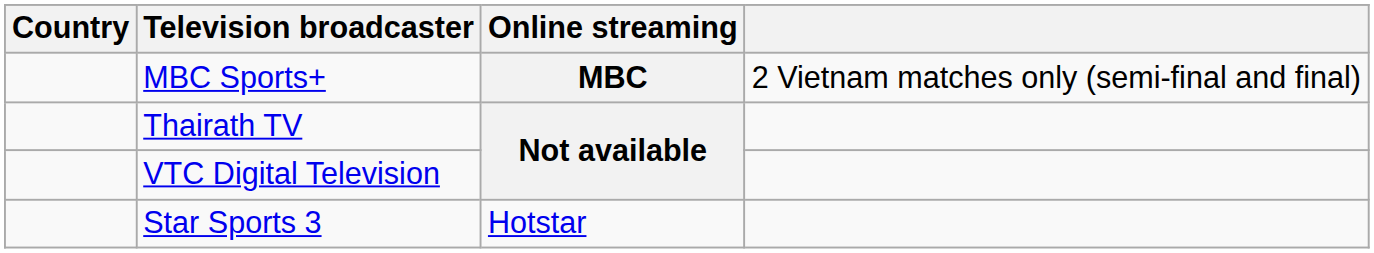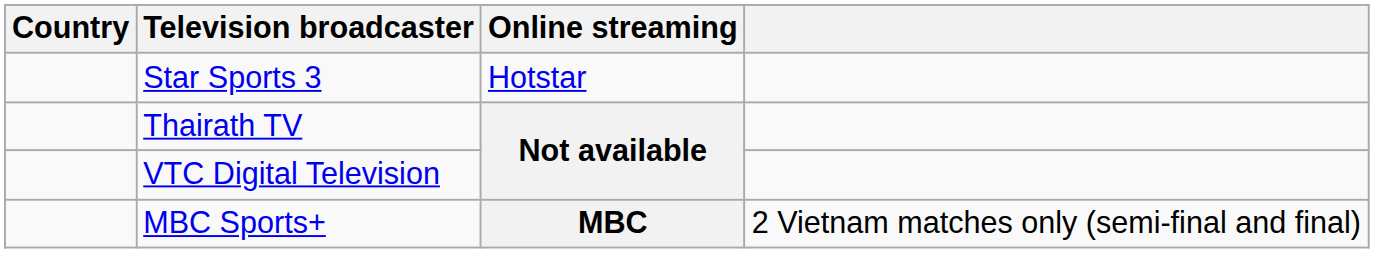rows swapped: (232, 222) <-> (235, 77)
